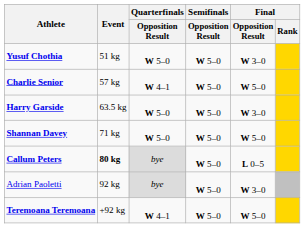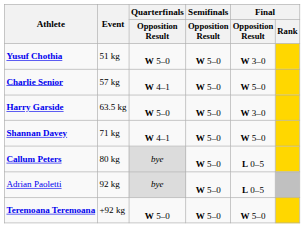(157, 139) W 5–0 -> (157, 139) W 4–1
(110, 159) bold -> (110, 159) normal
(253, 190) W 3–0 -> (253, 190) L 0–5
(157, 216) W 4–1 -> (157, 216) W 5–0
